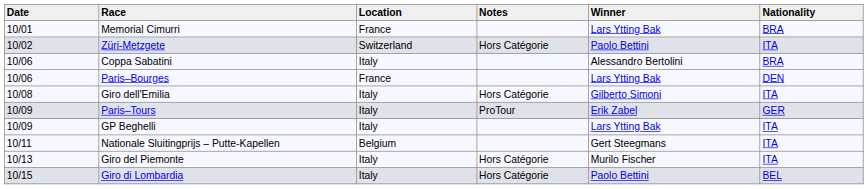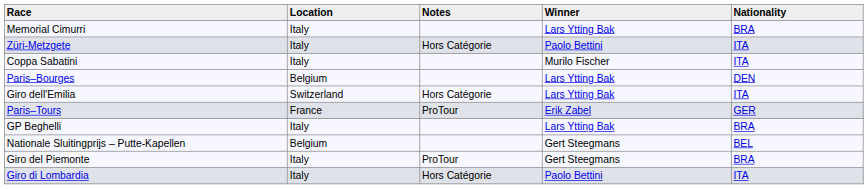- column: (18, 13)
(375, 29) France -> (299, 29) Italy
(386, 45) Switzerland -> (299, 45) Italy
(637, 61) Alessandro Bertolini -> (577, 61) Murilo Fischer
(773, 61) BRA -> (741, 61) ITA
(375, 78) France -> (309, 78) Belgium
(368, 94) Italy -> (317, 94) Switzerland
(626, 94) Gilberto Simoni -> (580, 94) Lars Ytting Bak
(368, 110) Italy -> (306, 110) France
(770, 127) ITA -> (744, 127) BRA
(770, 143) ITA -> (743, 143) BEL
(514, 159) Hors Catégorie -> (440, 159) ProTour
(623, 159) Murilo Fischer -> (582, 159) Gert Steegmans
(770, 159) ITA -> (744, 159) BRA
(772, 176) BEL -> (741, 176) ITA
